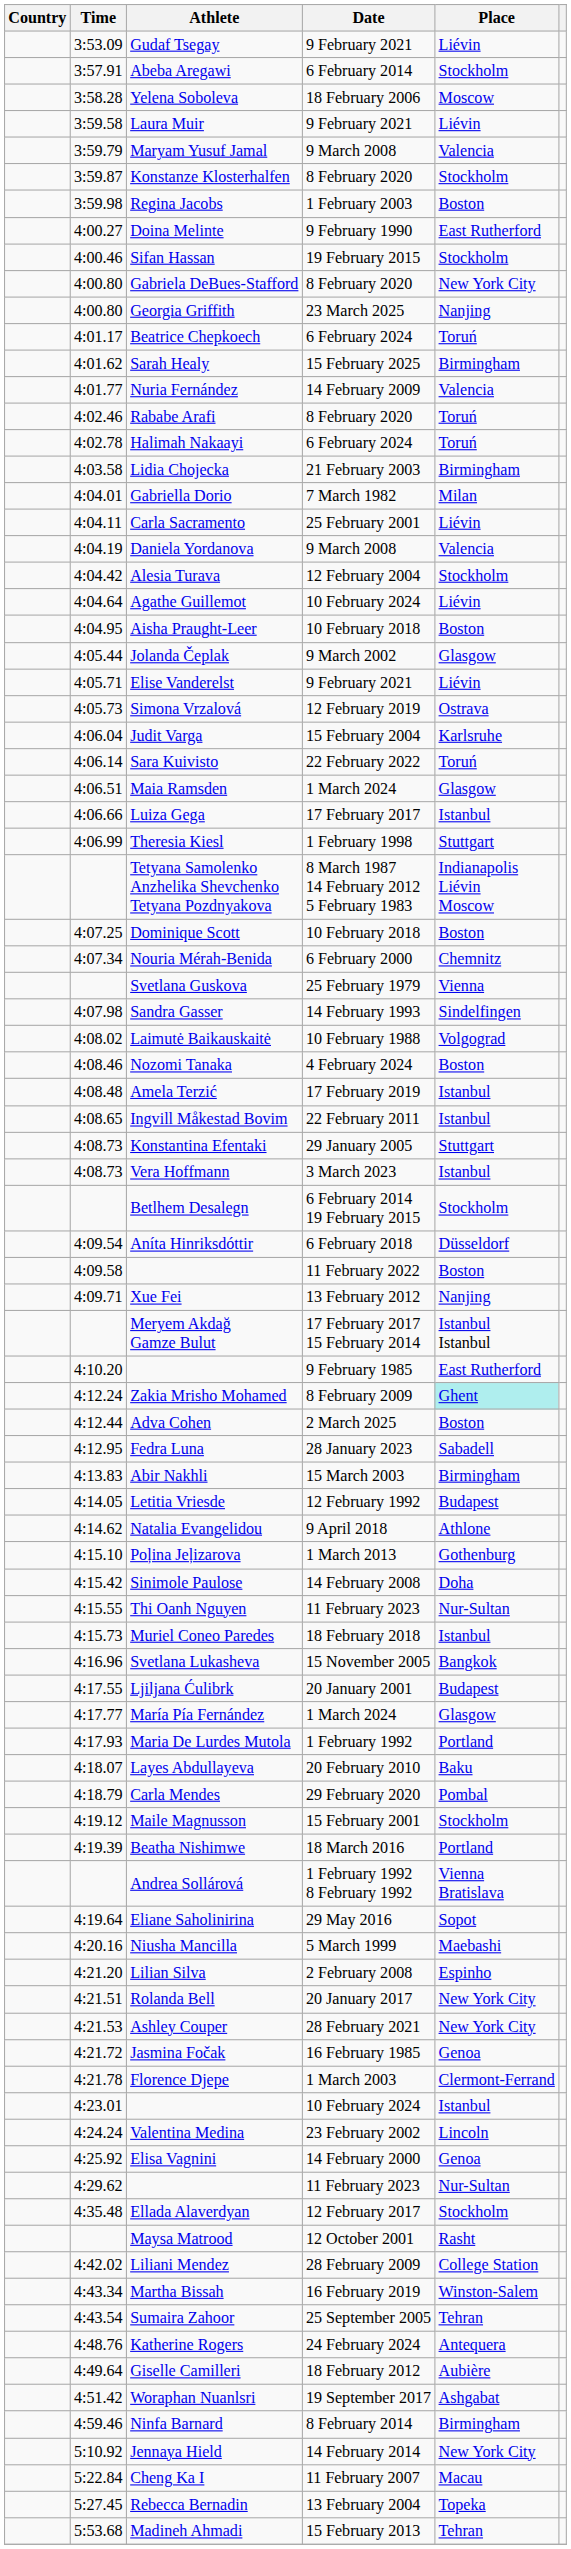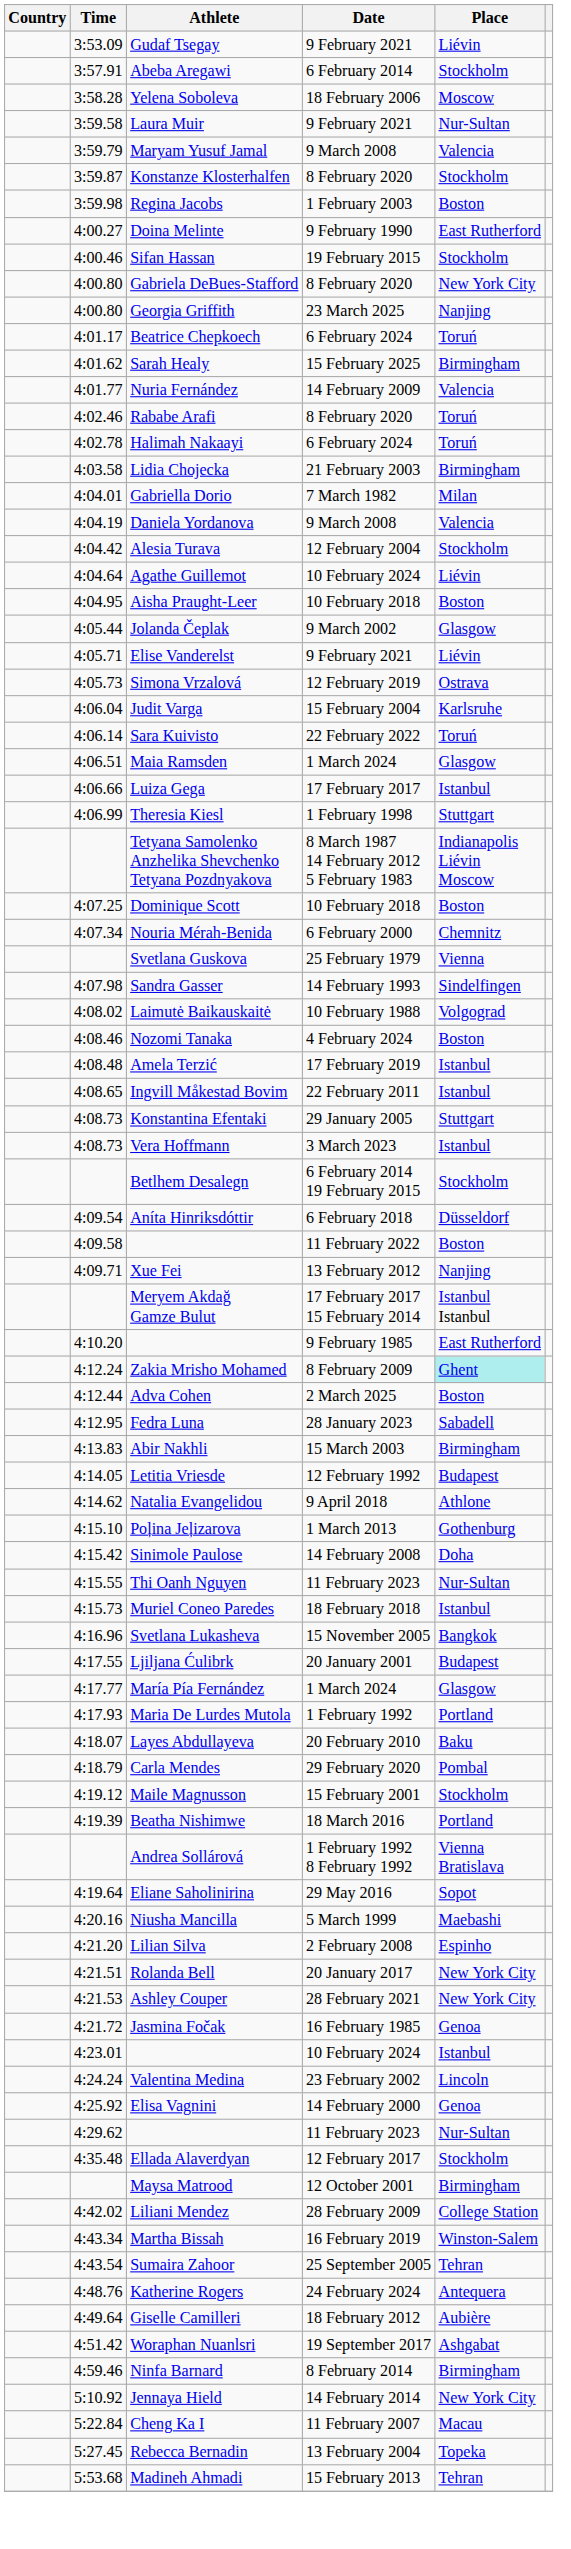(460, 124) Liévin -> (474, 124) Nur-Sultan
- row: (98, 522)
- row: (98, 2079)
(457, 2238) Rasht -> (479, 2185) Birmingham
